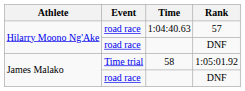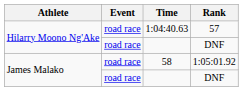(124, 62) Time trial -> (122, 62) road race
